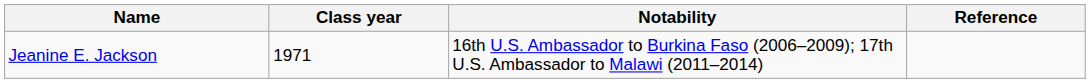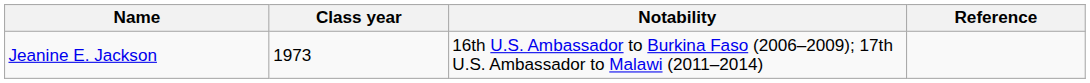(292, 54) 1971 -> (292, 54) 1973
